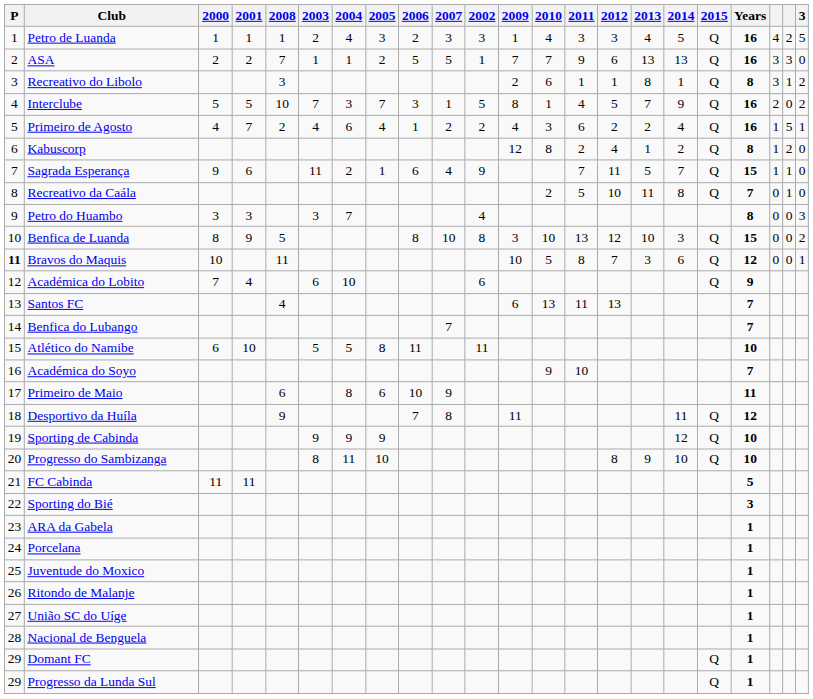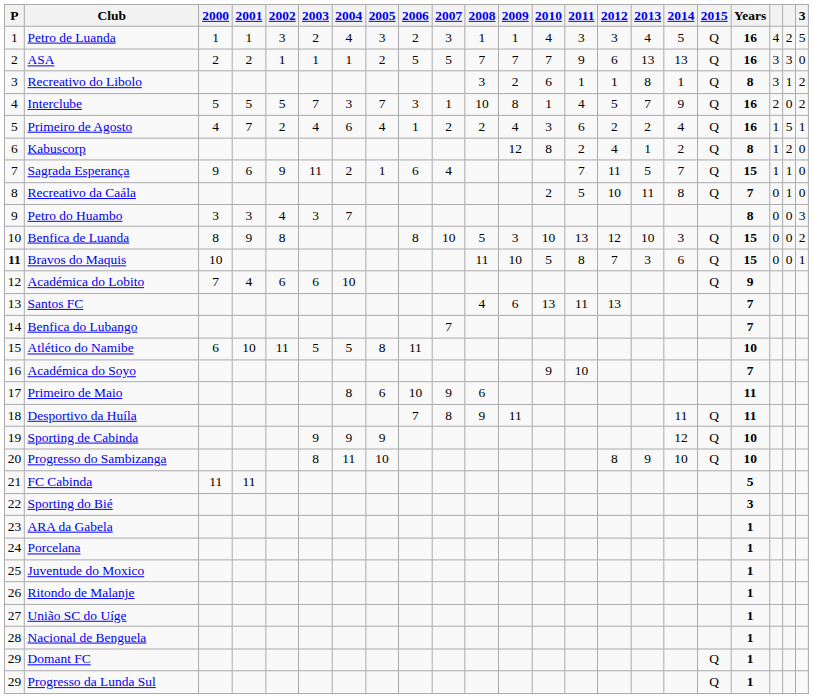columns swapped: (482, 15) <-> (282, 15)
(750, 259) 12 -> (750, 259) 15
(750, 415) 12 -> (750, 415) 11
